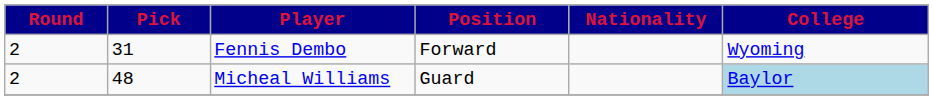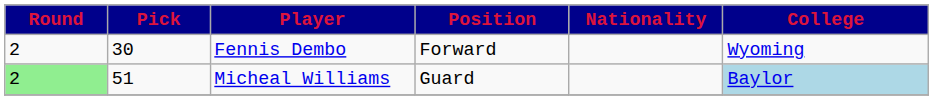(123, 50) 31 -> (123, 50) 30
(15, 79) no background -> (15, 79) lightgreen background
(123, 79) 48 -> (123, 79) 51
